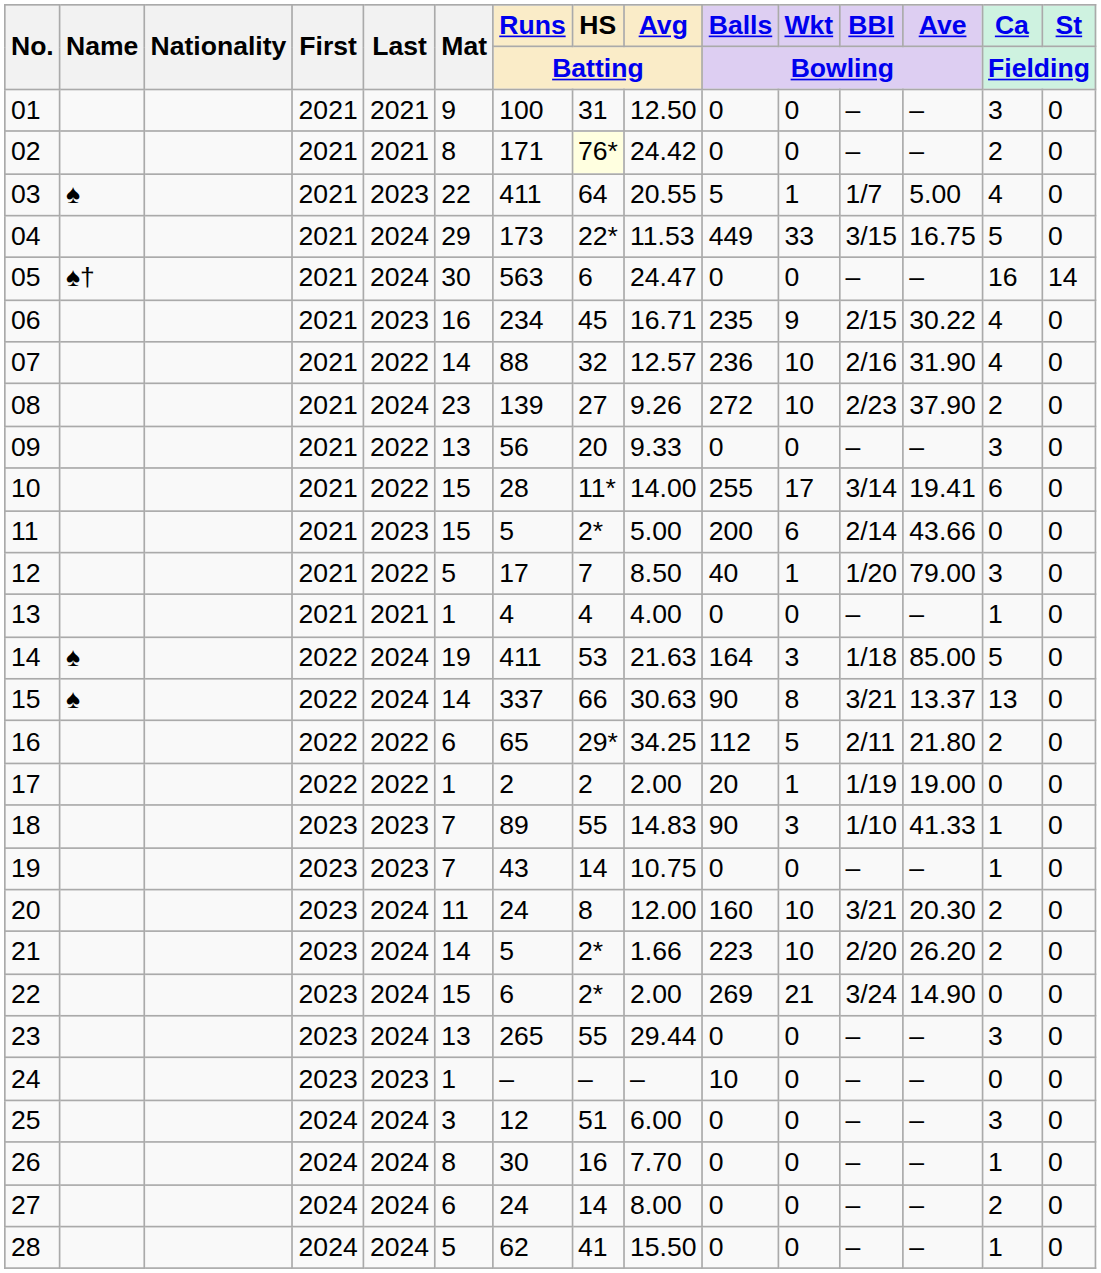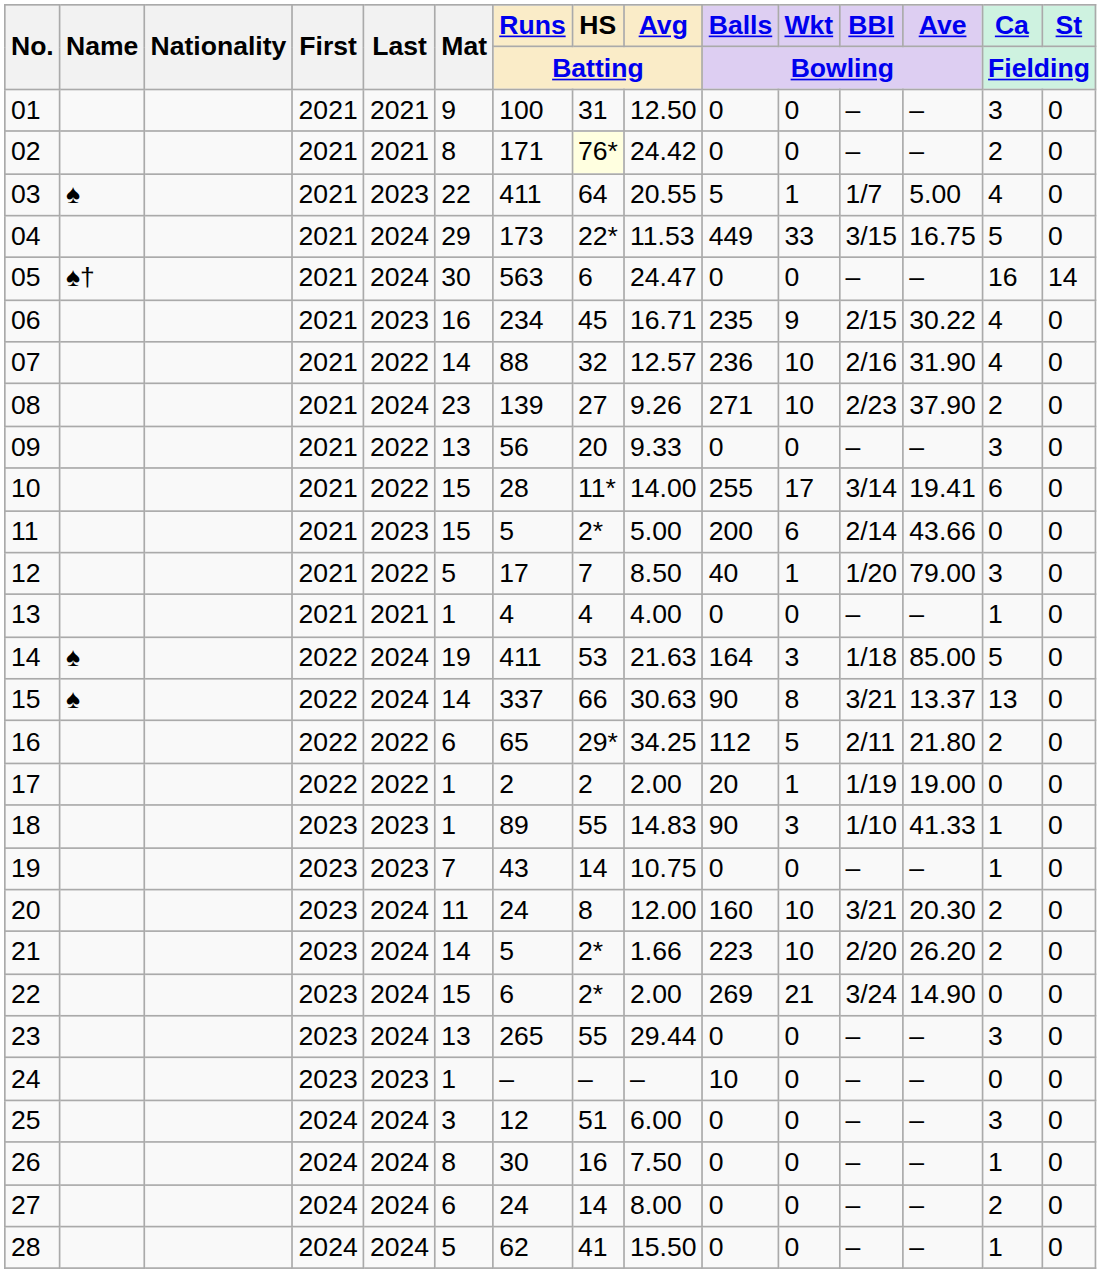(731, 404) 272 -> (731, 404) 271
(449, 825) 7 -> (449, 825) 1
(656, 1162) 7.70 -> (656, 1162) 7.50
